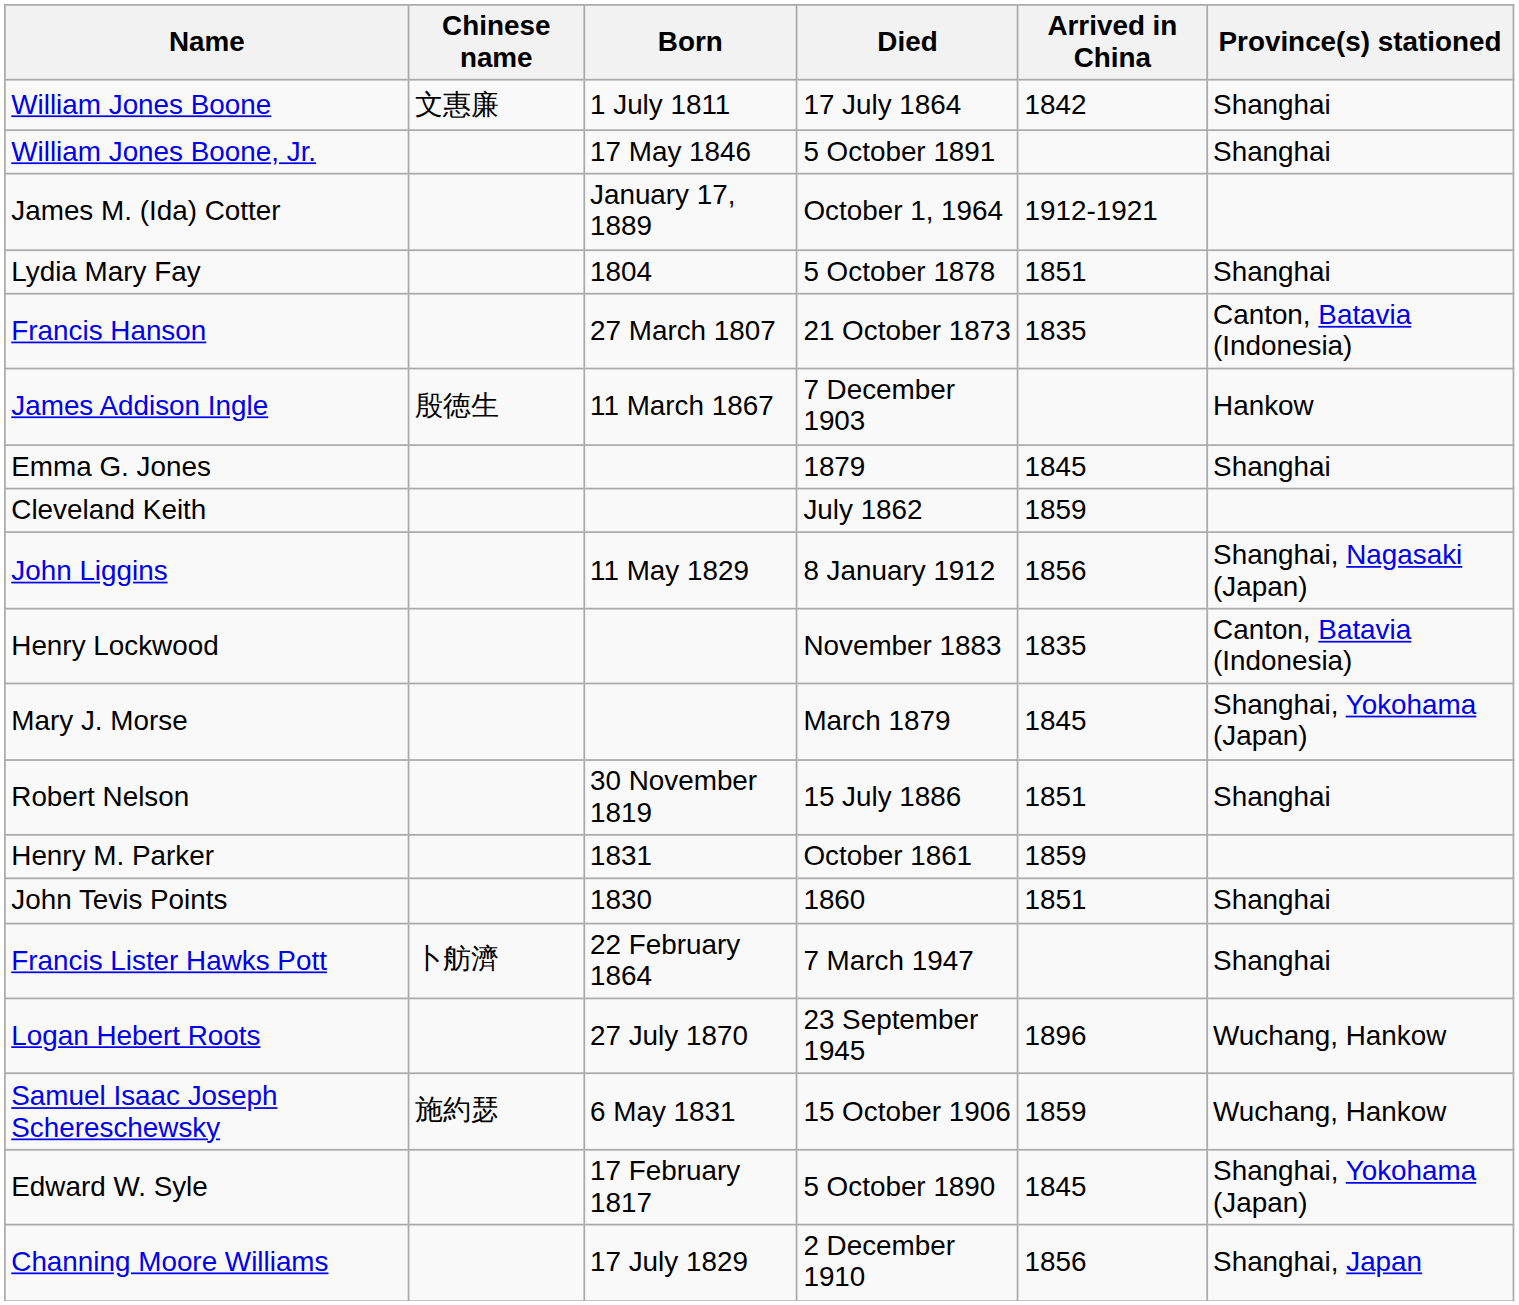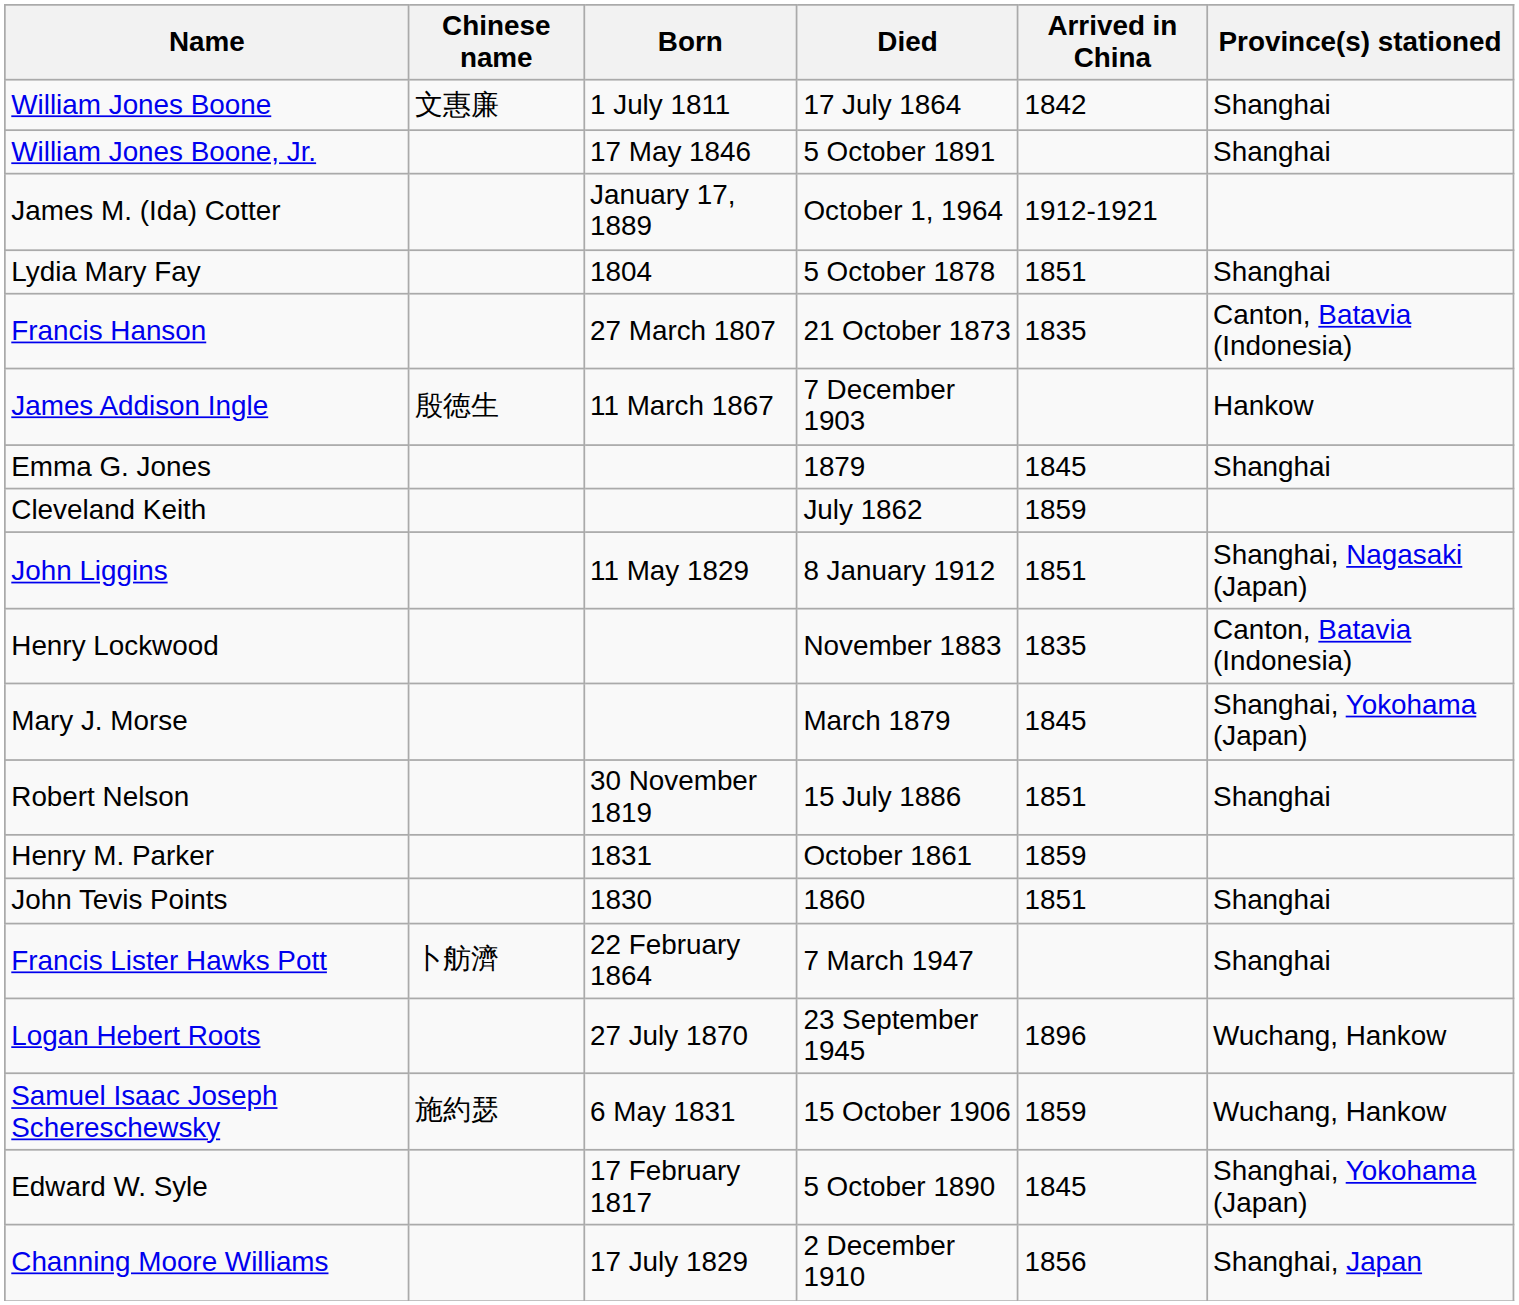(1056, 570) 1856 -> (1056, 570) 1851
